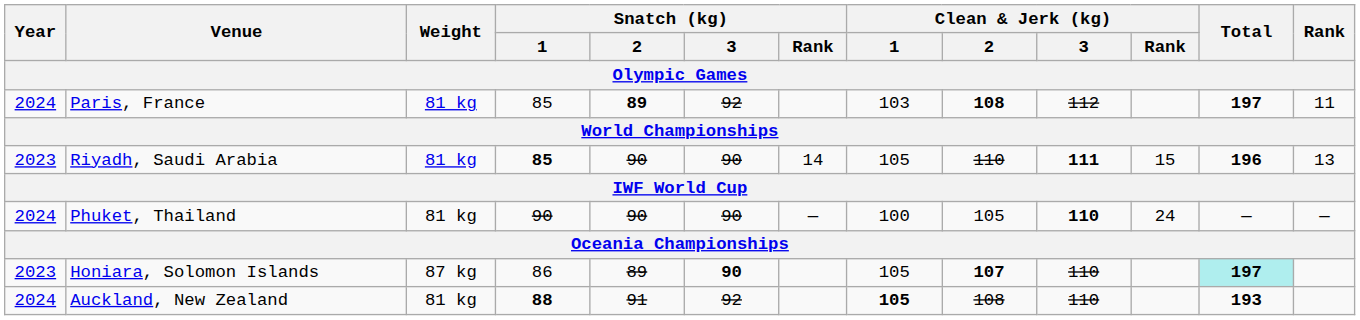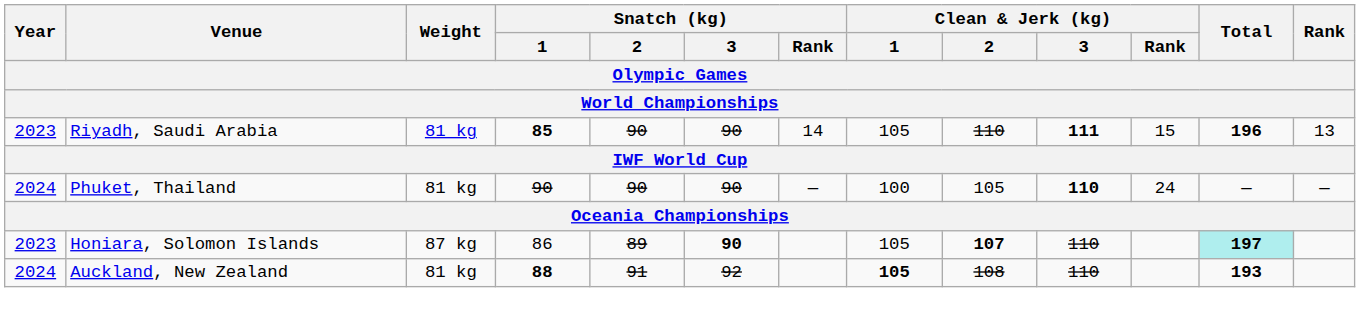- row: (138, 103)
